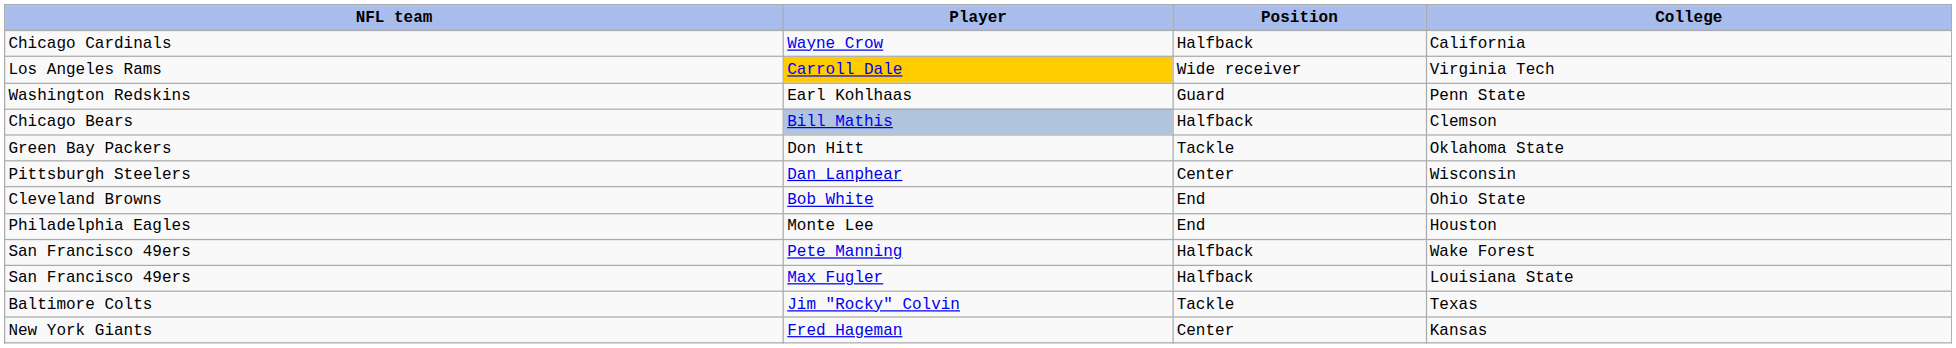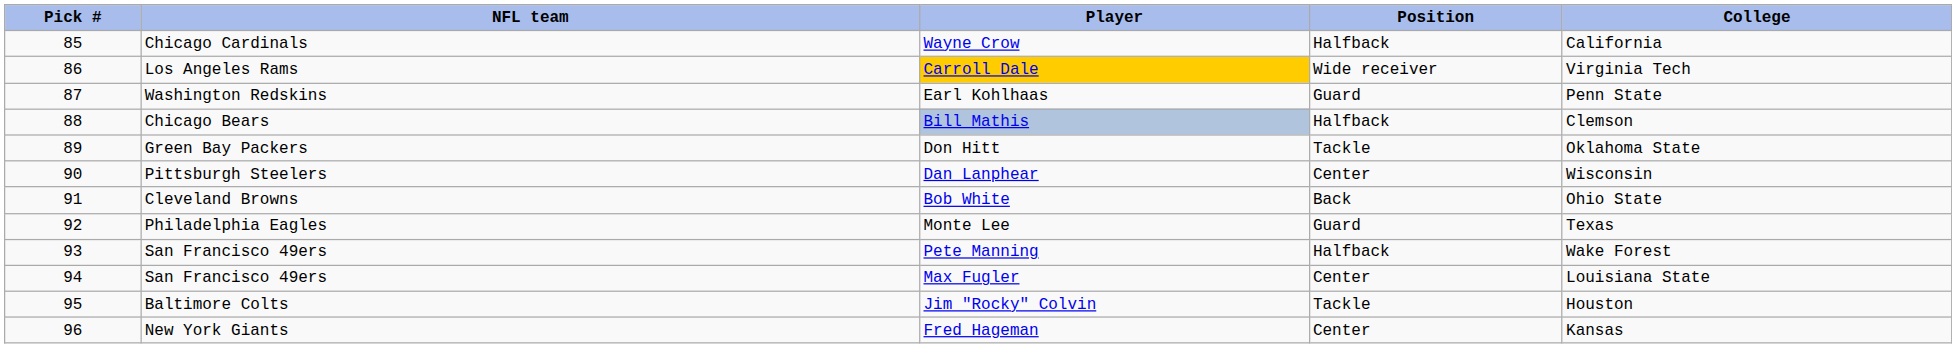+ column: (73, 18)
(1191, 200) End -> (1332, 200) Back
(1191, 226) End -> (1337, 226) Guard
(1463, 226) Houston -> (1590, 226) Texas
(1215, 278) Halfback -> (1342, 278) Center
(1454, 304) Texas -> (1600, 304) Houston
